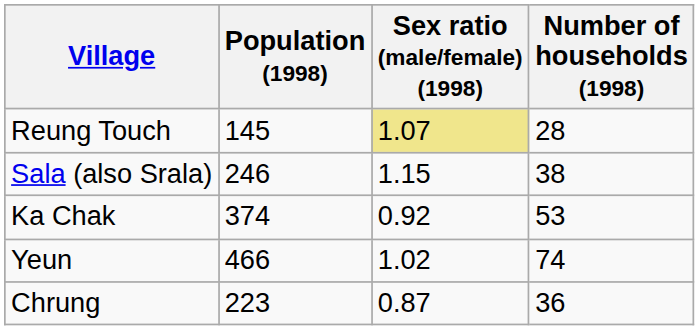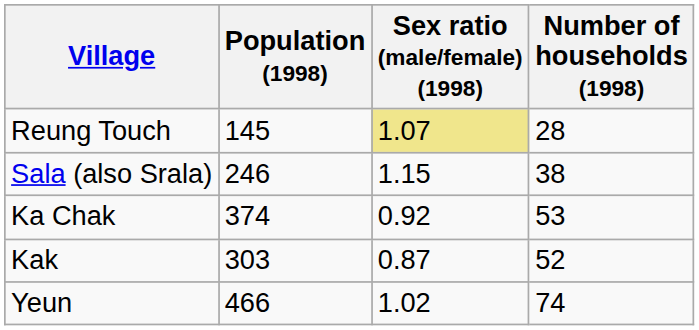+ row: (35, 259)
- row: (56, 302)
